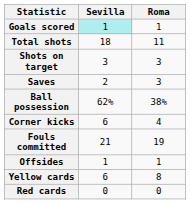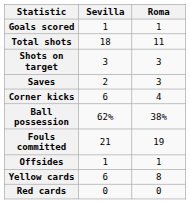(105, 27) paleturquoise background -> (105, 27) no background
rows swapped: (42, 102) <-> (42, 122)
